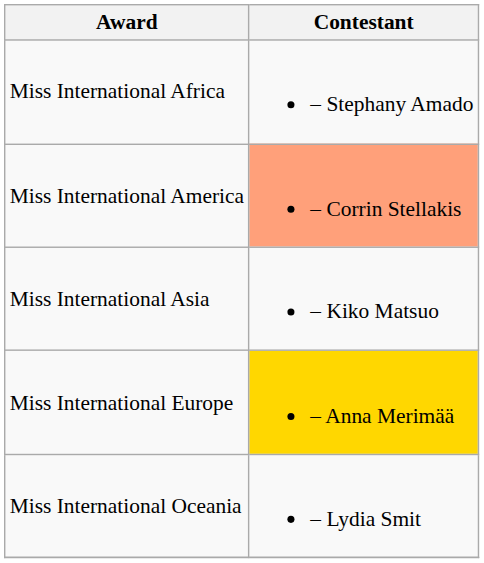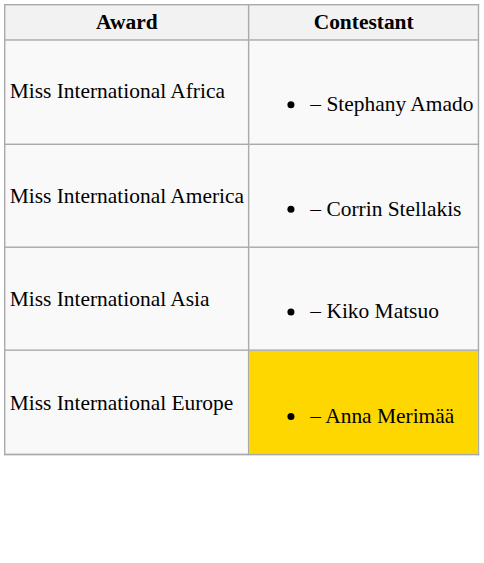(364, 208) lightsalmon background -> (364, 208) no background
- row: (126, 505)
